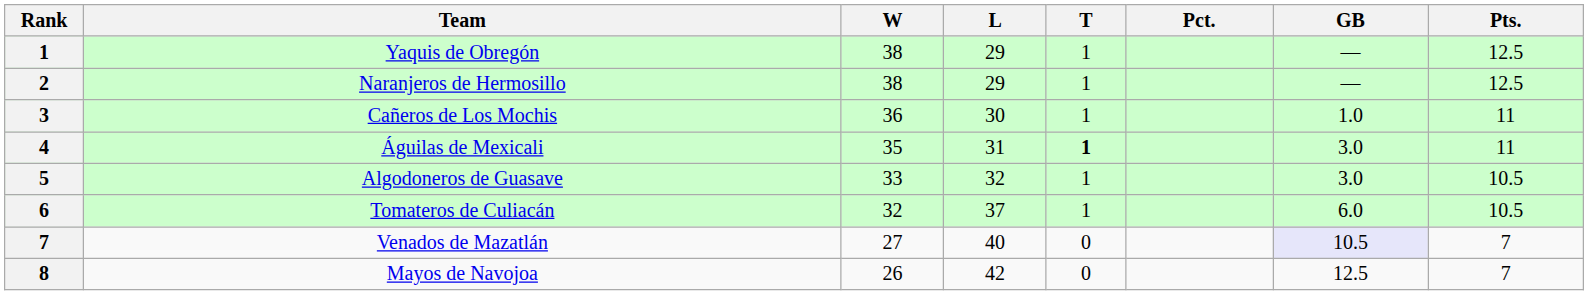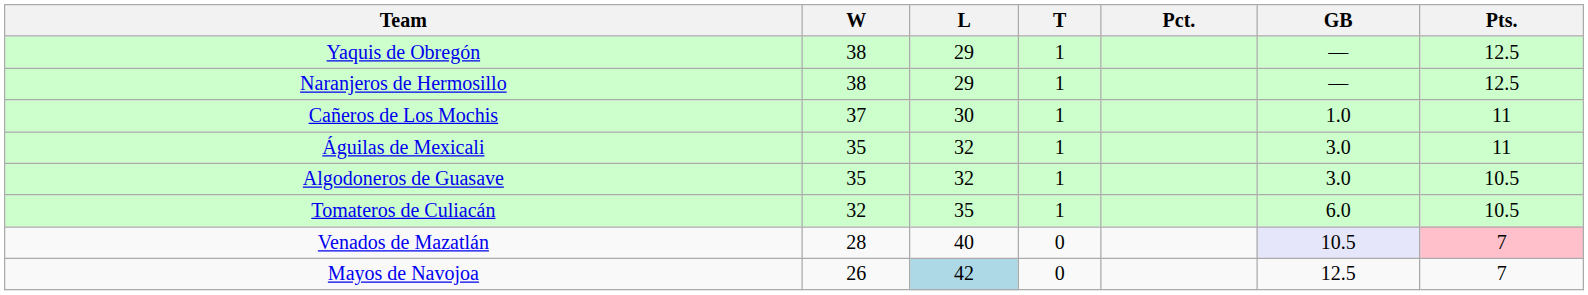- column: (44, 20)
(892, 115) 36 -> (856, 115) 37
(995, 147) 31 -> (964, 147) 32
(1086, 147) bold -> (1060, 147) normal
(892, 178) 33 -> (856, 178) 35
(995, 210) 37 -> (964, 210) 35
(892, 242) 27 -> (856, 242) 28
(1506, 242) no background -> (1502, 242) pink background
(995, 274) no background -> (964, 274) lightblue background
